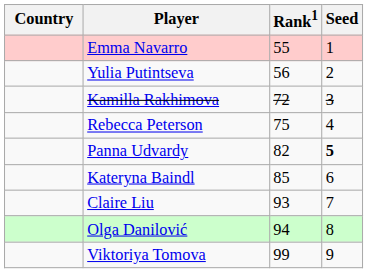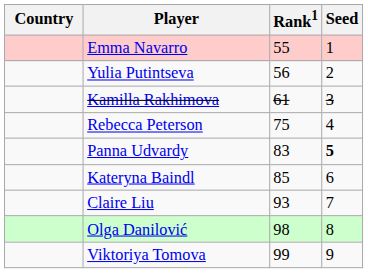(281, 99) 72 -> (281, 99) 61
(281, 151) 82 -> (281, 151) 83
(281, 228) 94 -> (281, 228) 98
